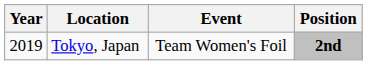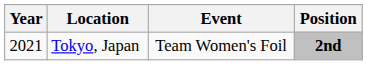(26, 45) 2019 -> (26, 45) 2021
